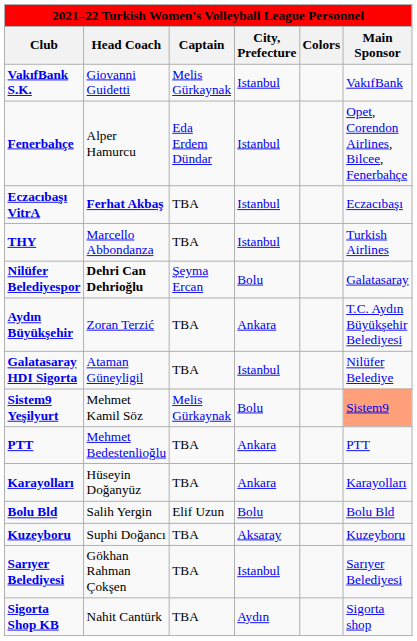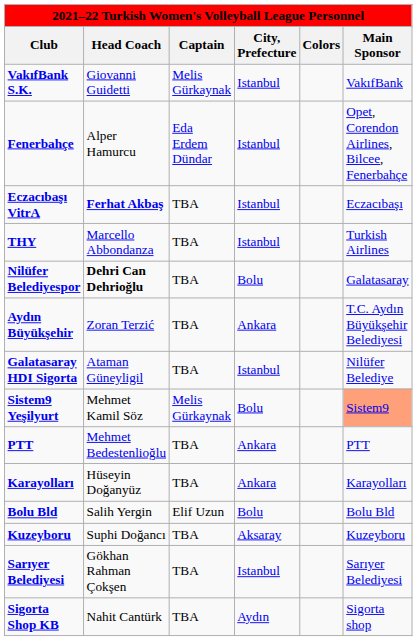(190, 279) Şeyma Ercan -> (185, 279) TBA
